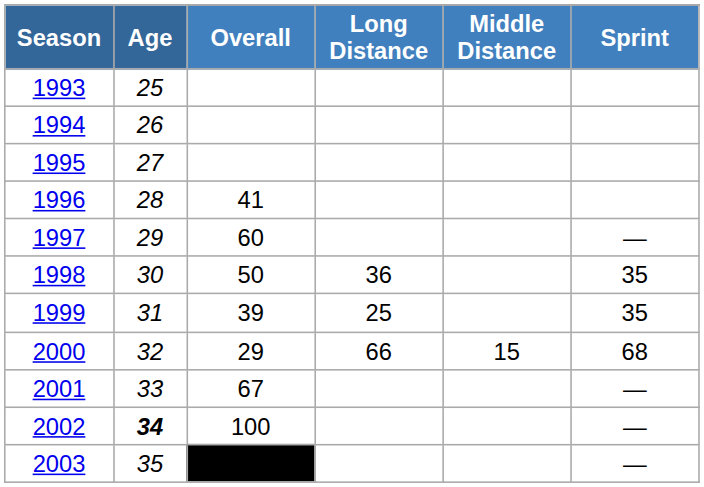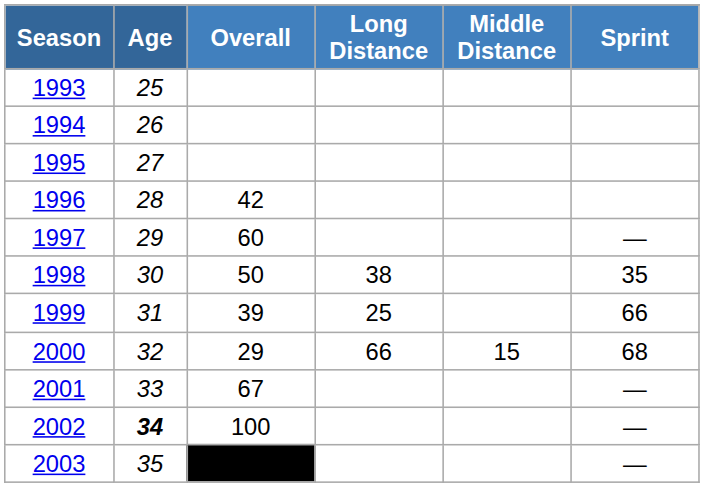(251, 200) 41 -> (251, 200) 42
(379, 275) 36 -> (379, 275) 38
(635, 313) 35 -> (635, 313) 66
